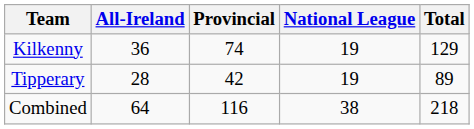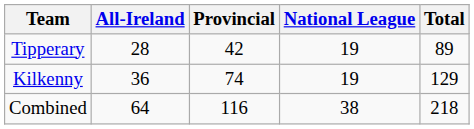rows swapped: (48, 49) <-> (48, 78)
